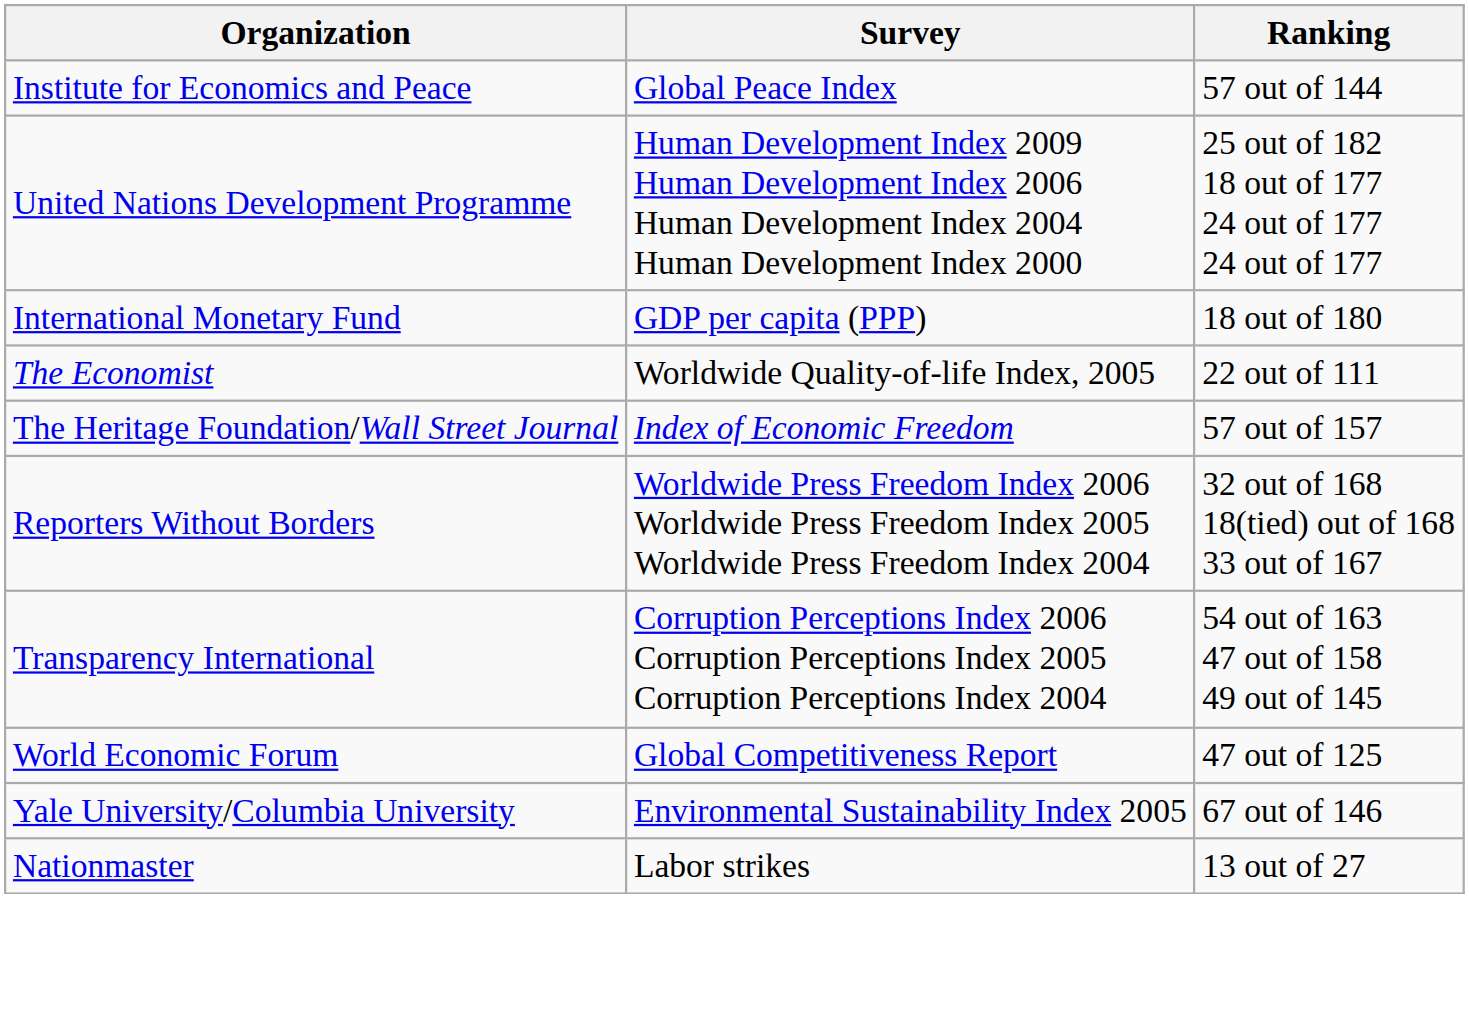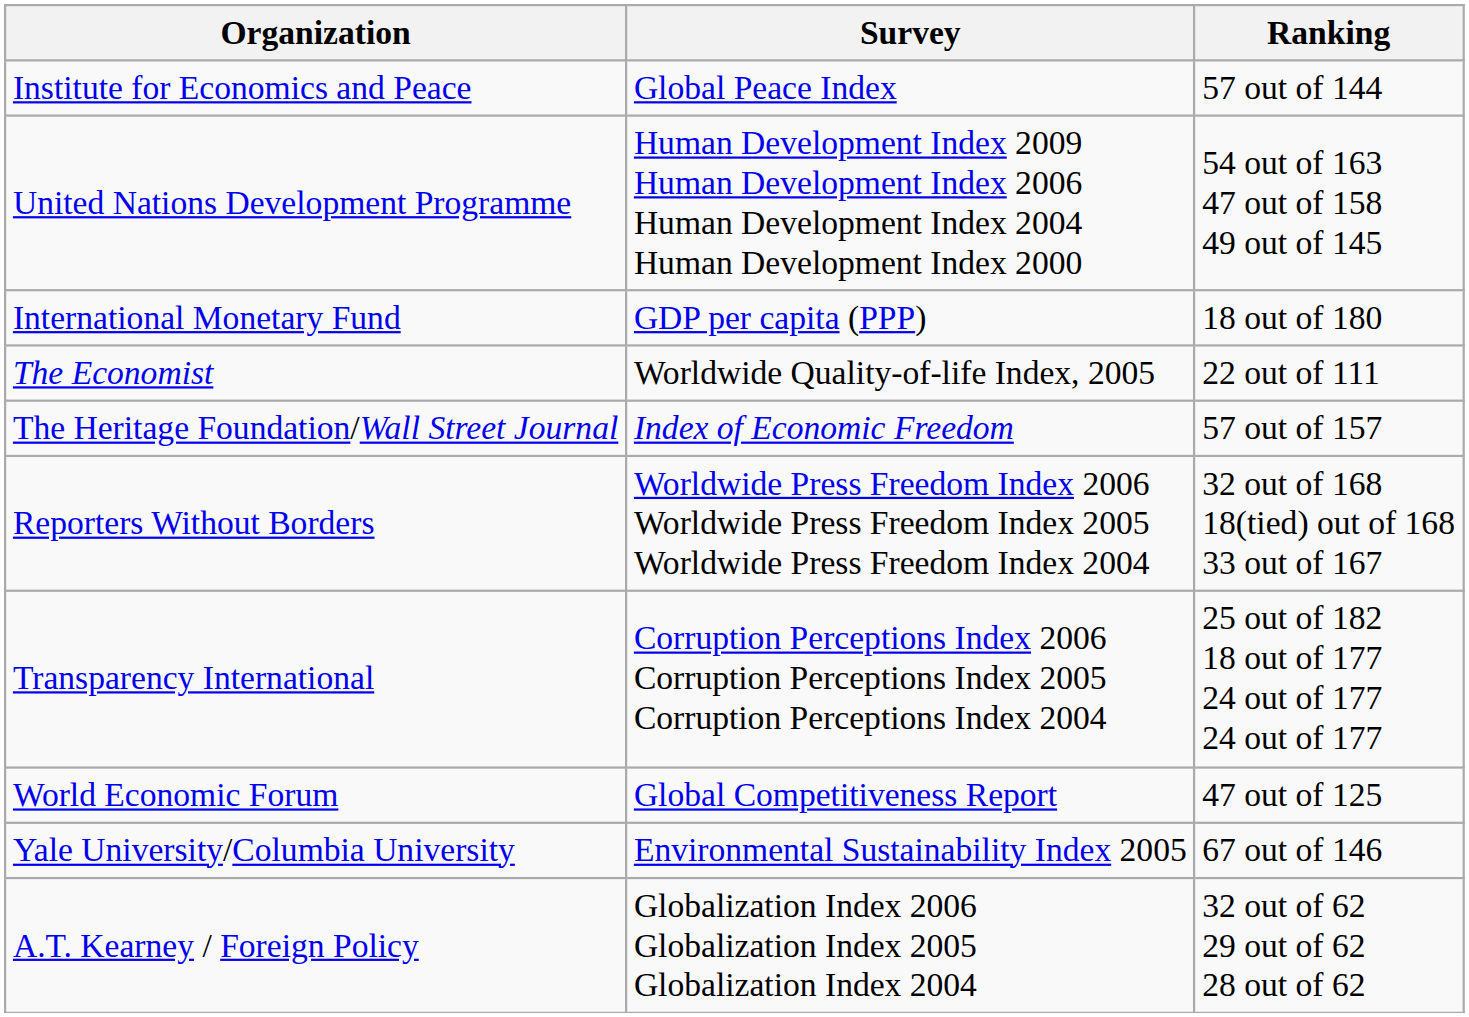(1292, 202) 25 out of 182 18 out of 177 24 out of 177 24 out of 177 -> (1292, 202) 54 out of 163 47 out of 158 49 out of 145
(1292, 658) 54 out of 163 47 out of 158 49 out of 145 -> (1292, 678) 25 out of 182 18 out of 177 24 out of 177 24 out of 177
- row: (103, 864)
+ row: (216, 944)
